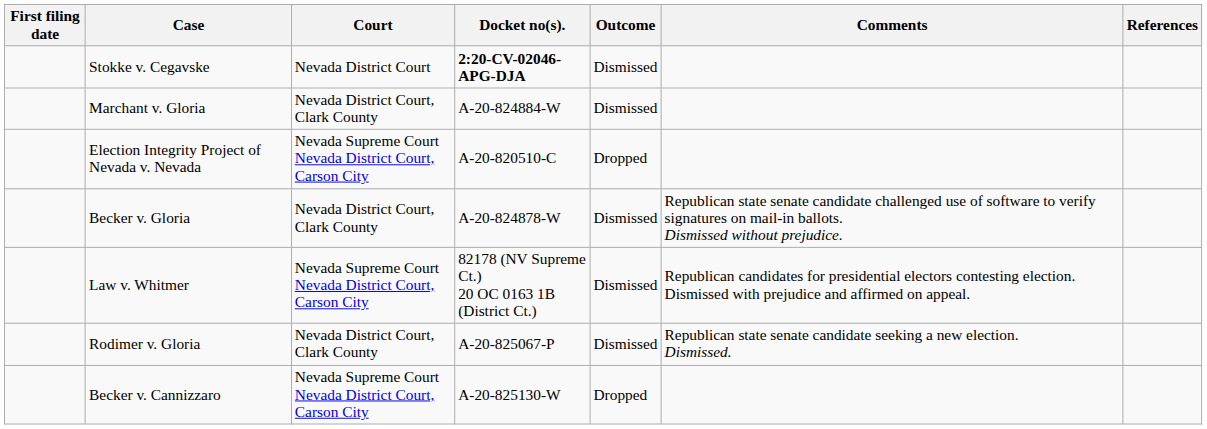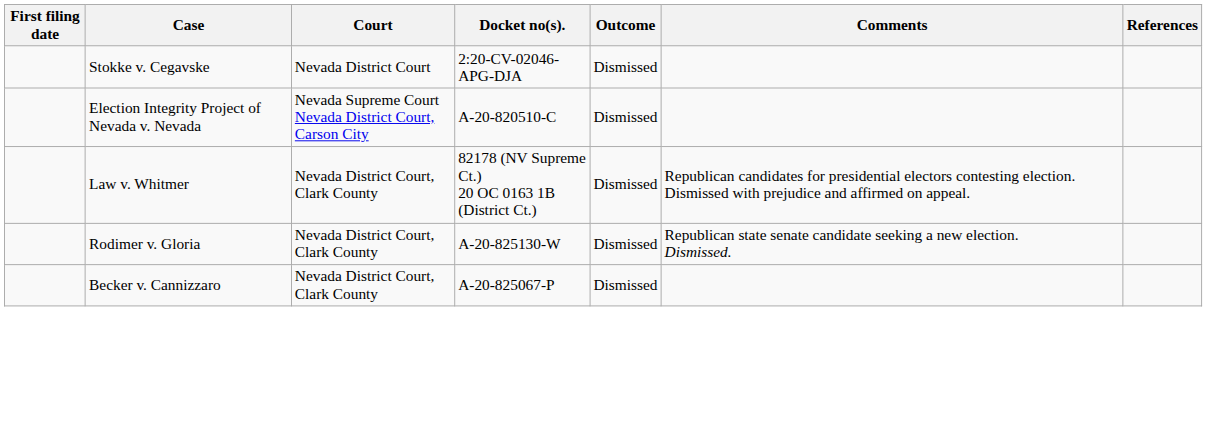(510, 66) bold -> (509, 66) normal
- row: (147, 108)
(620, 158) Dropped -> (626, 117) Dismissed
- row: (140, 217)
(367, 285) Nevada Supreme Court Nevada District Court, Carson City -> (365, 184) Nevada District Court, Clark County
(506, 344) A-20-825067-P -> (509, 243) A-20-825130-W
(367, 394) Nevada Supreme Court Nevada District Court, Carson City -> (365, 285) Nevada District Court, Clark County
(509, 394) A-20-825130-W -> (506, 285) A-20-825067-P
(620, 394) Dropped -> (626, 285) Dismissed
